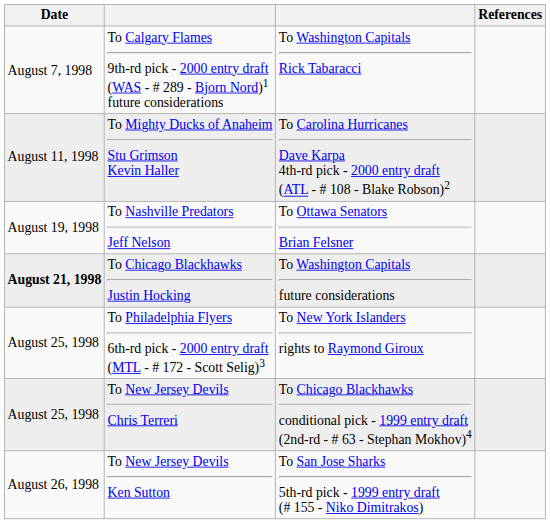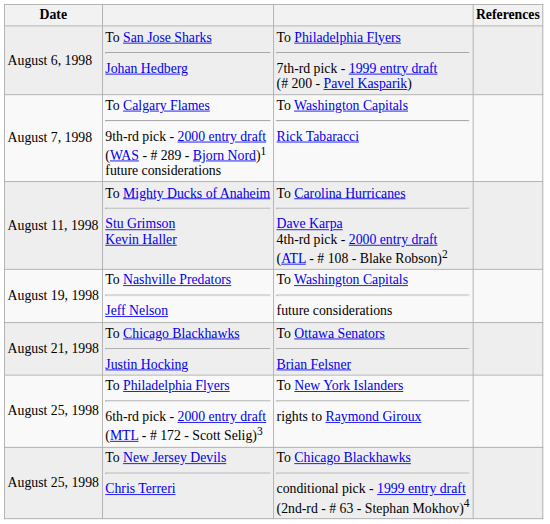+ row: (188, 52)
(375, 227) To Ottawa Senators Brian Felsner -> (373, 295) To Washington Capitals future considerations
(54, 280) bold -> (53, 348) normal
(375, 280) To Washington Capitals future considerations -> (373, 348) To Ottawa Senators Brian Felsner
- row: (190, 477)
